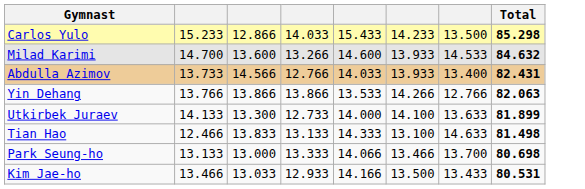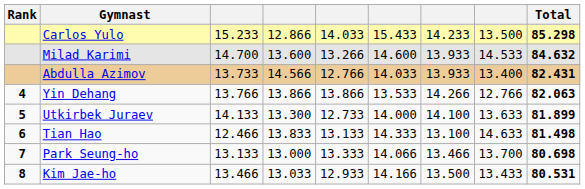+ column: (22, 14)
